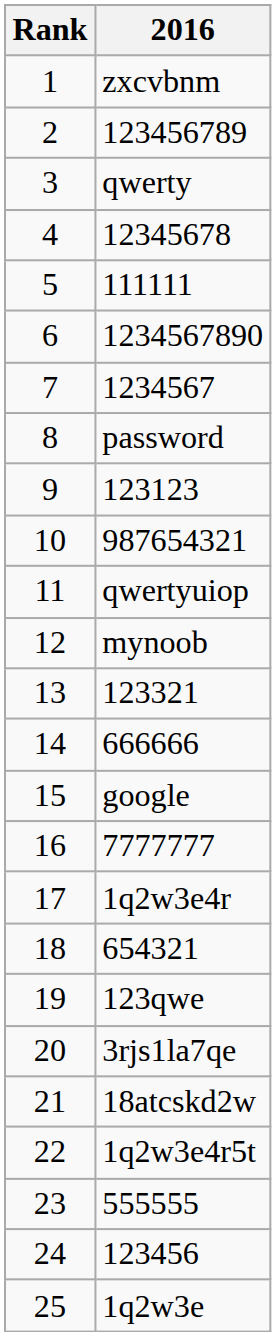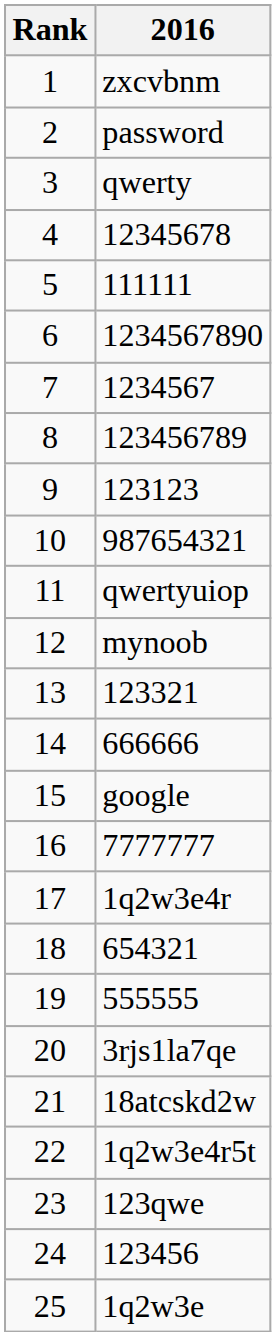(175, 132) 123456789 -> (163, 132) password
(163, 438) password -> (175, 438) 123456789
(153, 999) 123qwe -> (151, 999) 555555
(151, 1203) 555555 -> (153, 1203) 123qwe
